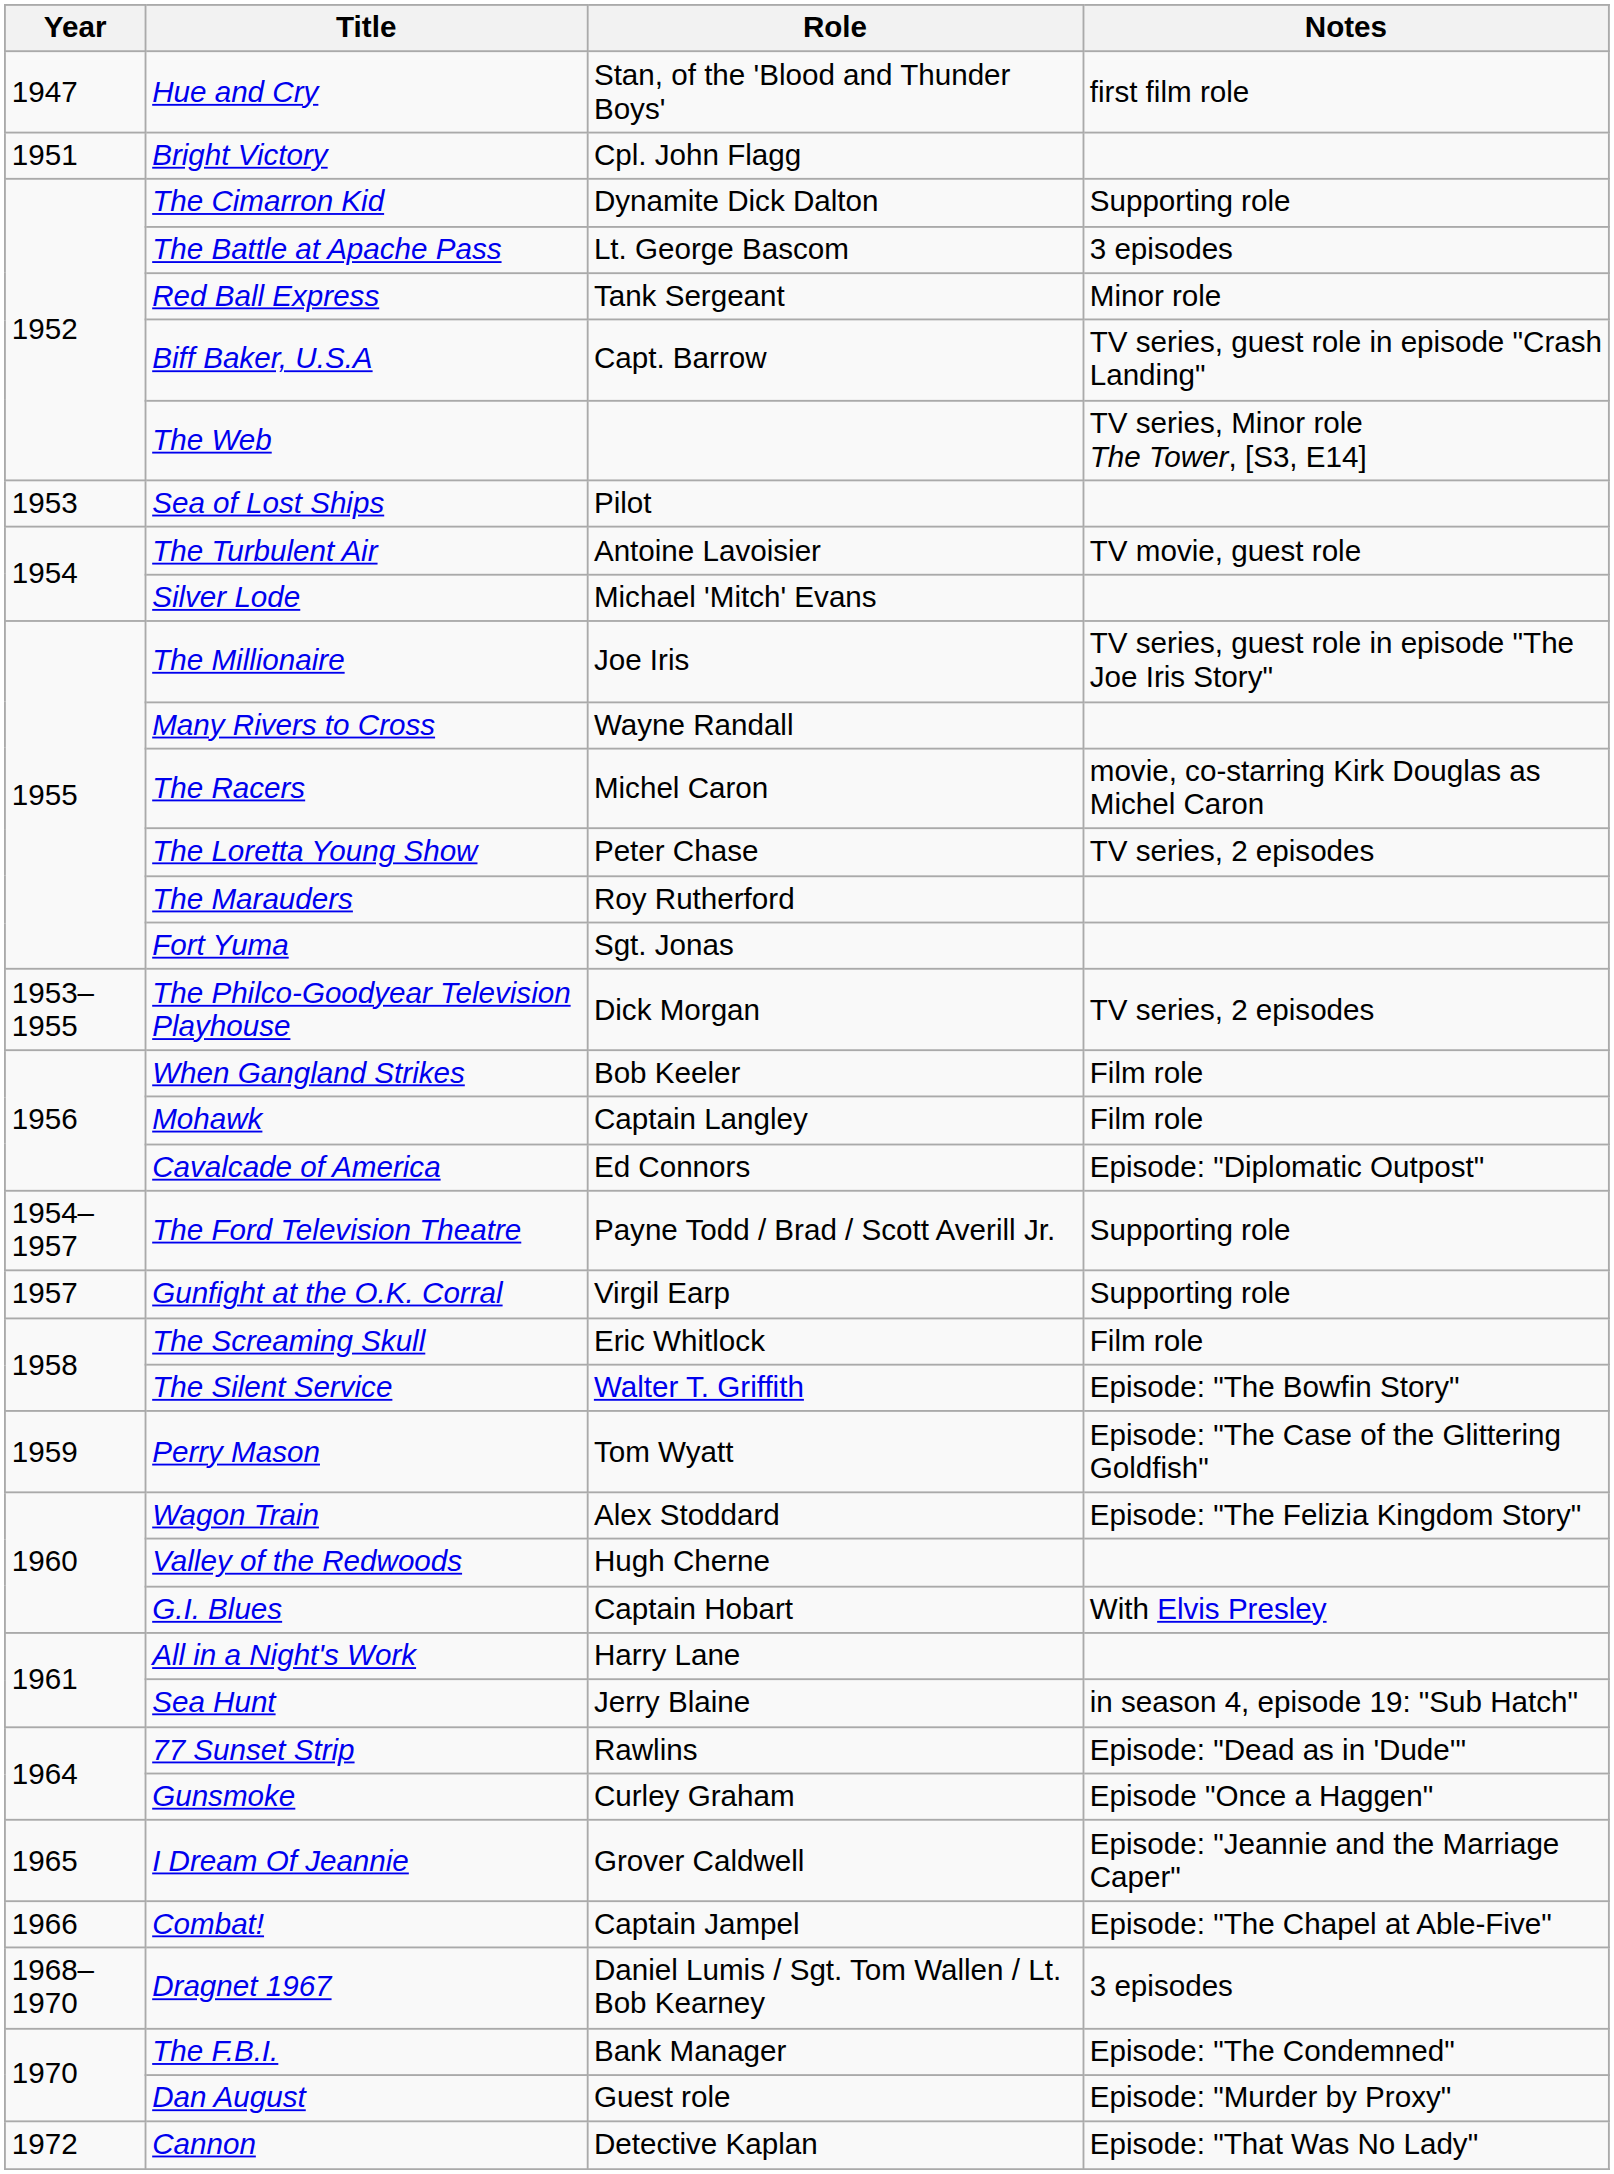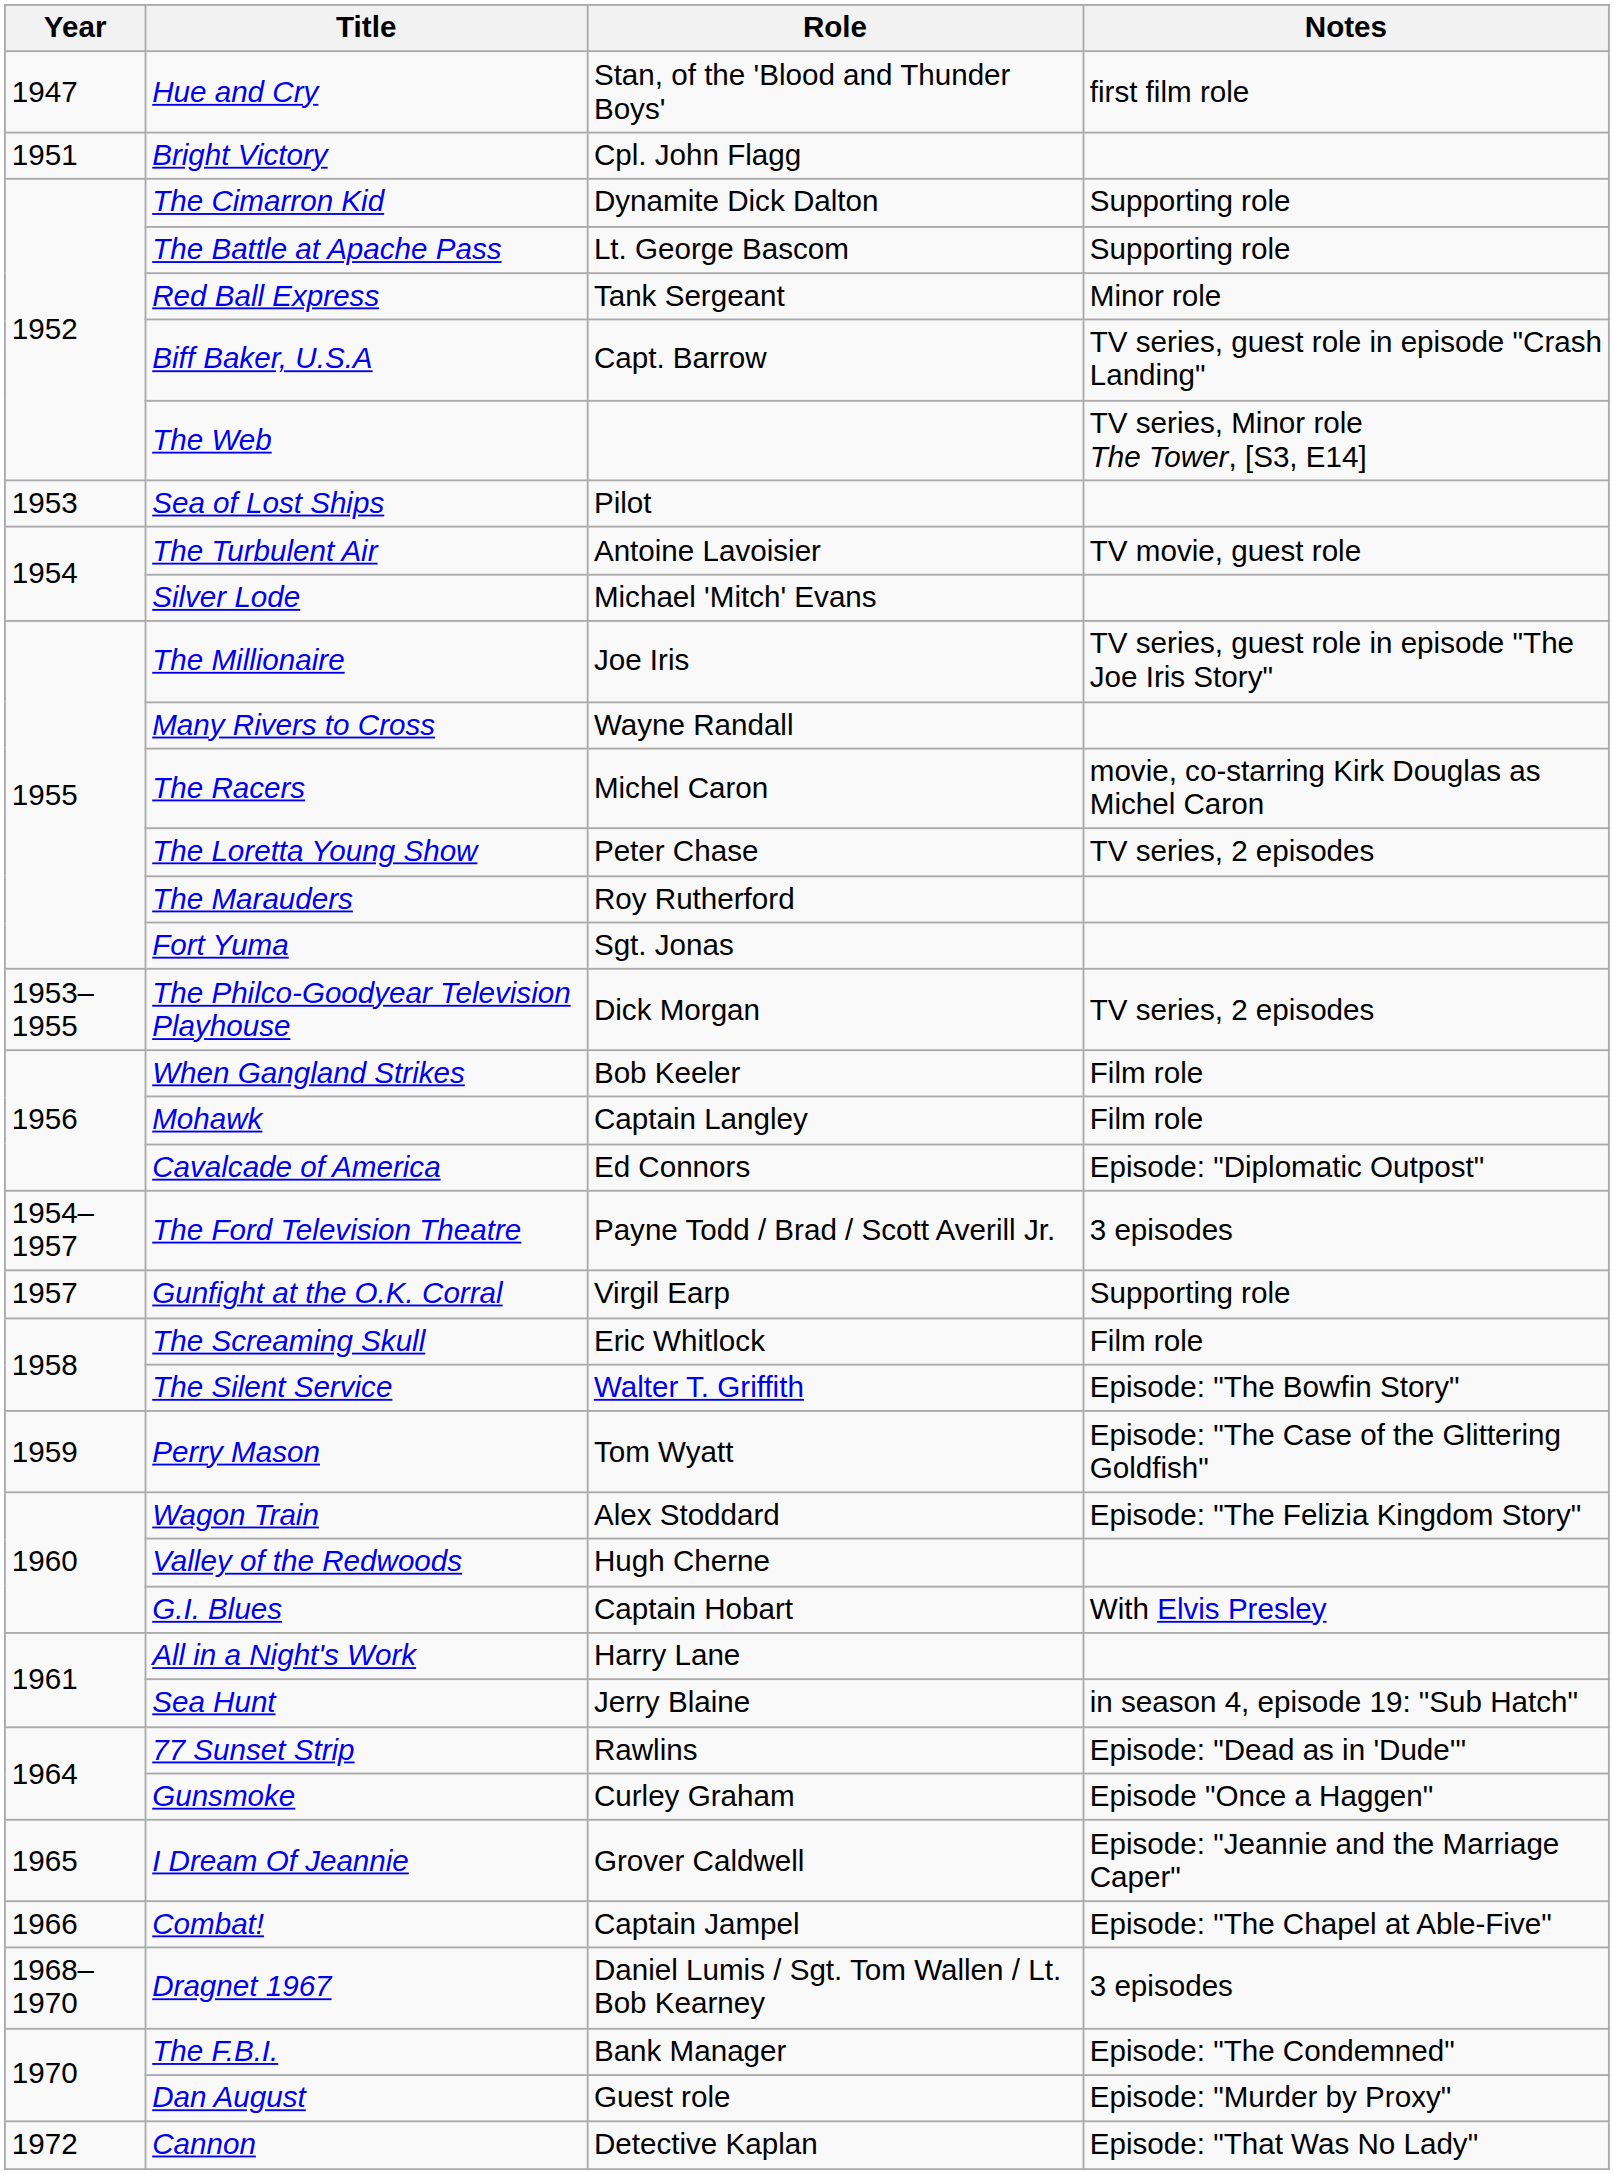(1161, 249) 3 episodes -> (1190, 249) Supporting role
(1190, 1230) Supporting role -> (1161, 1230) 3 episodes
